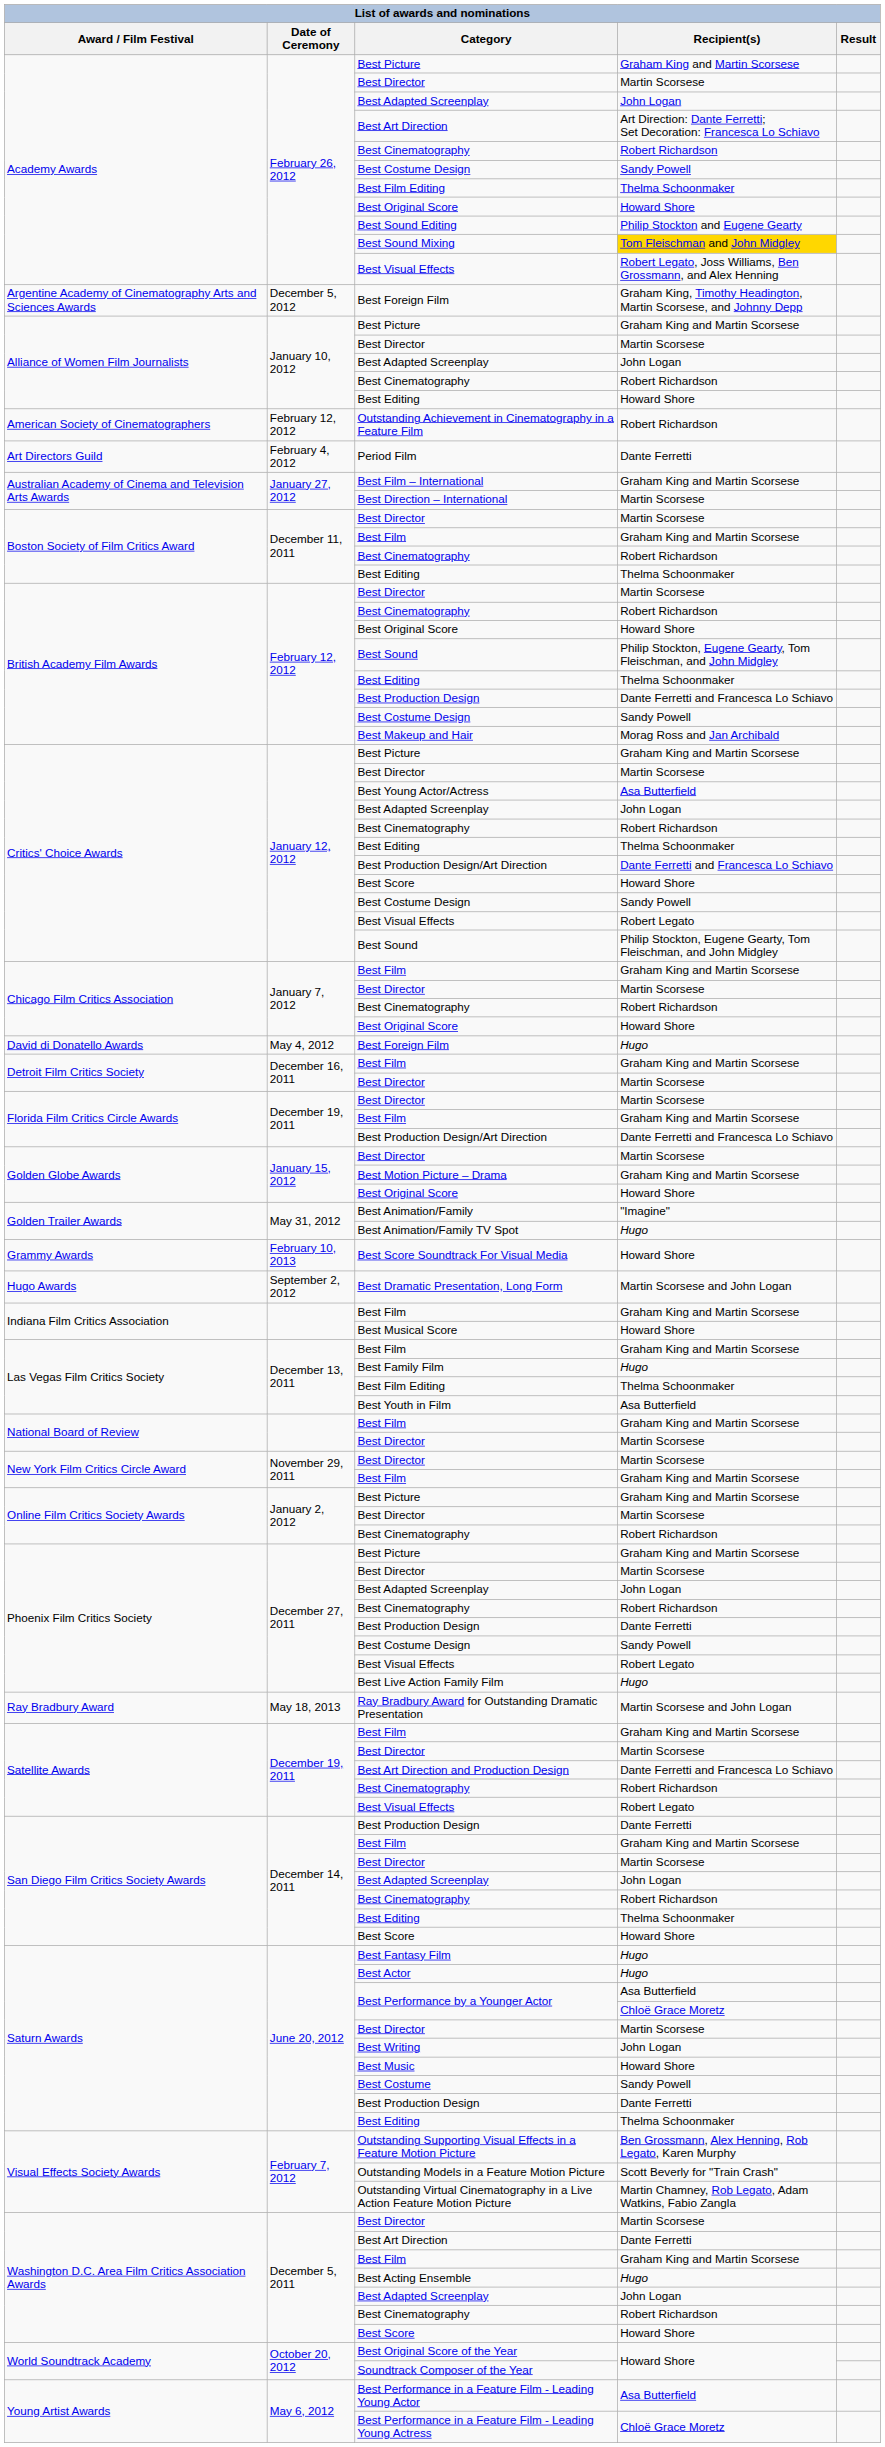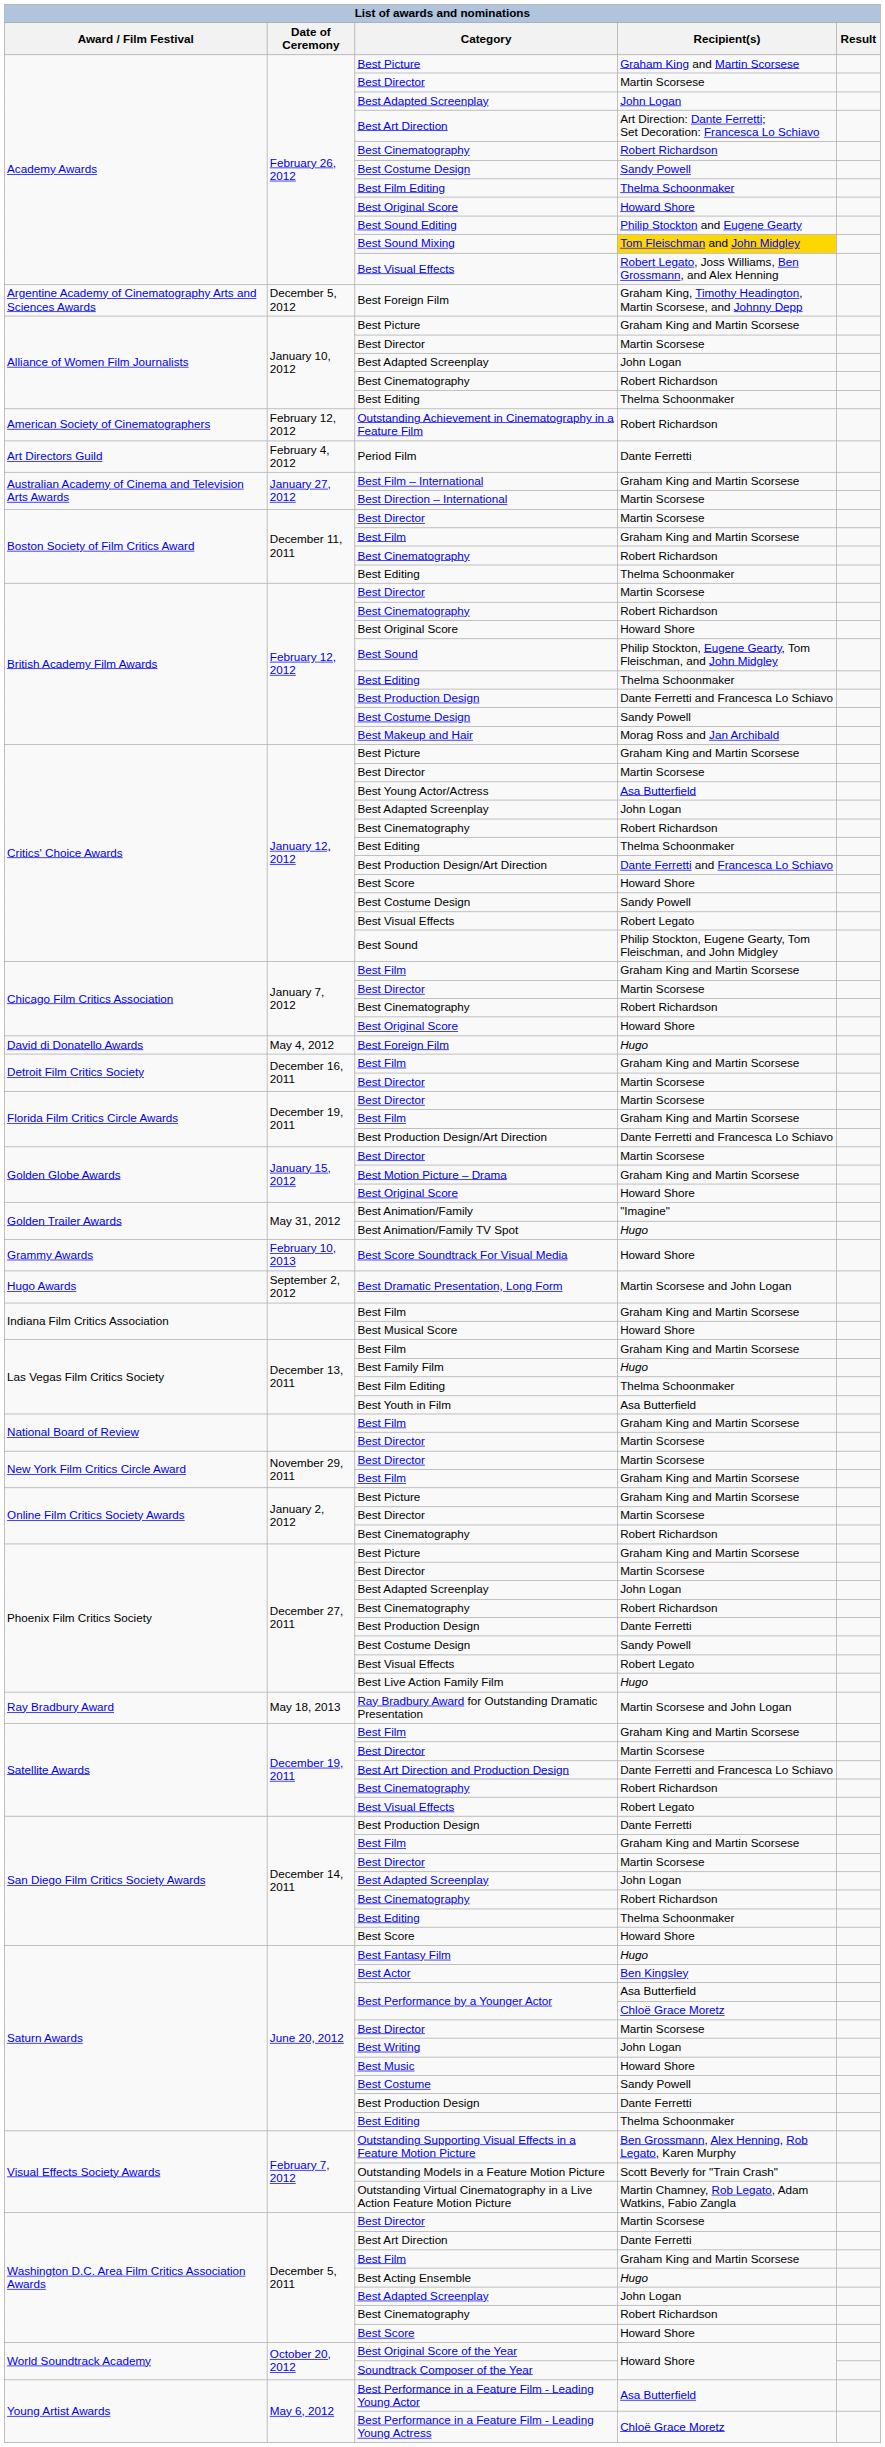(657, 399) Howard Shore -> (677, 399) Thelma Schoonmaker
(634, 1973) Hugo -> (654, 1973) Ben Kingsley
